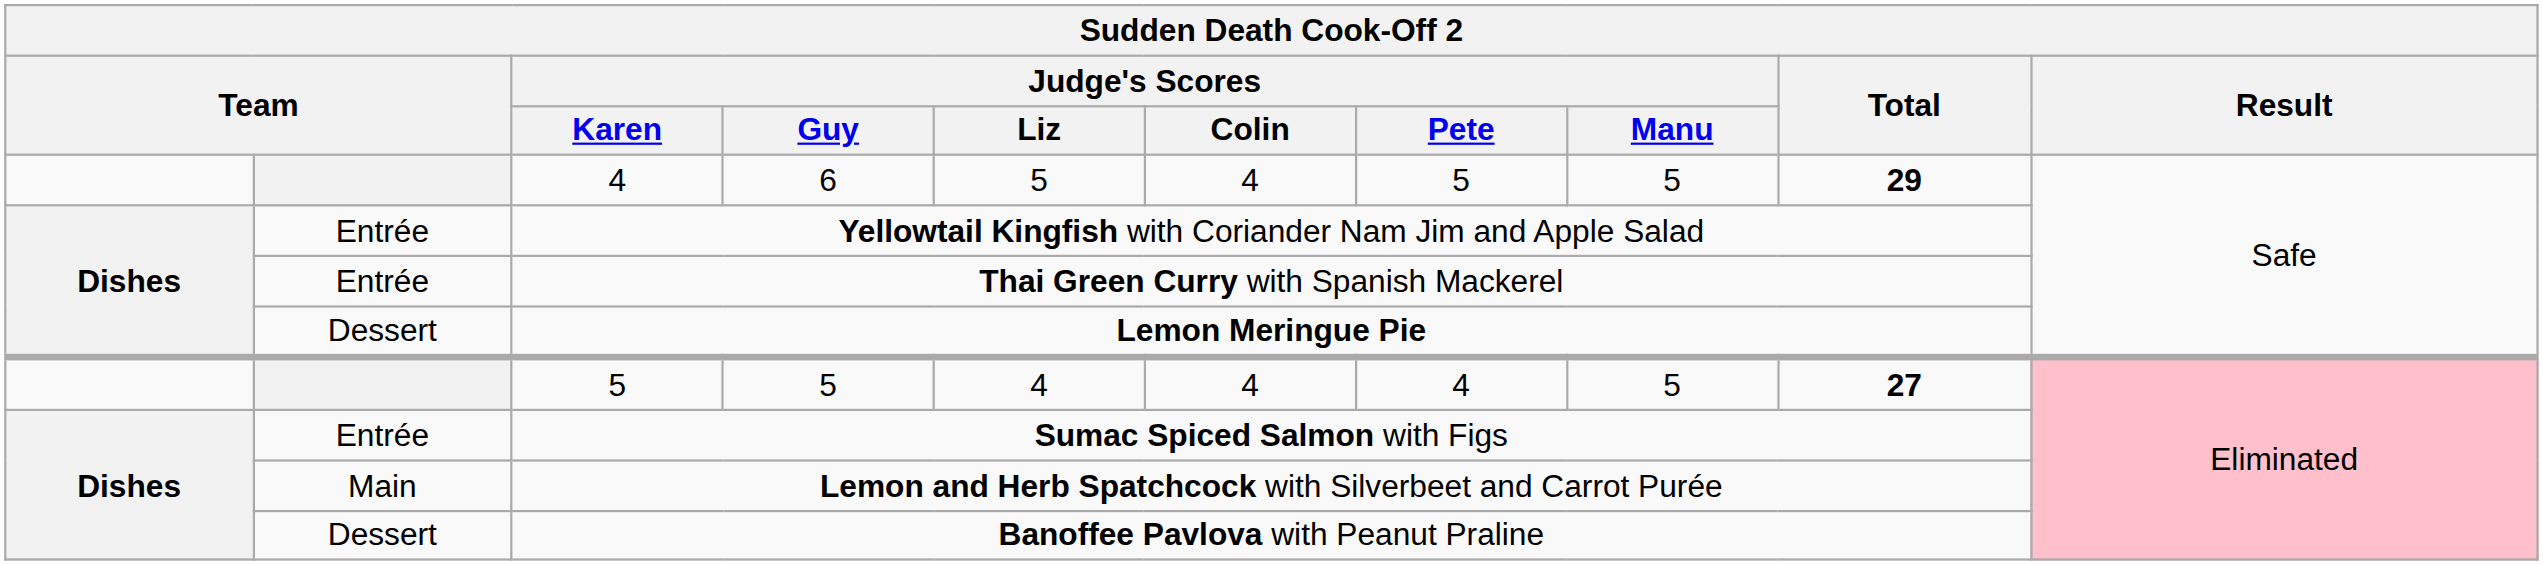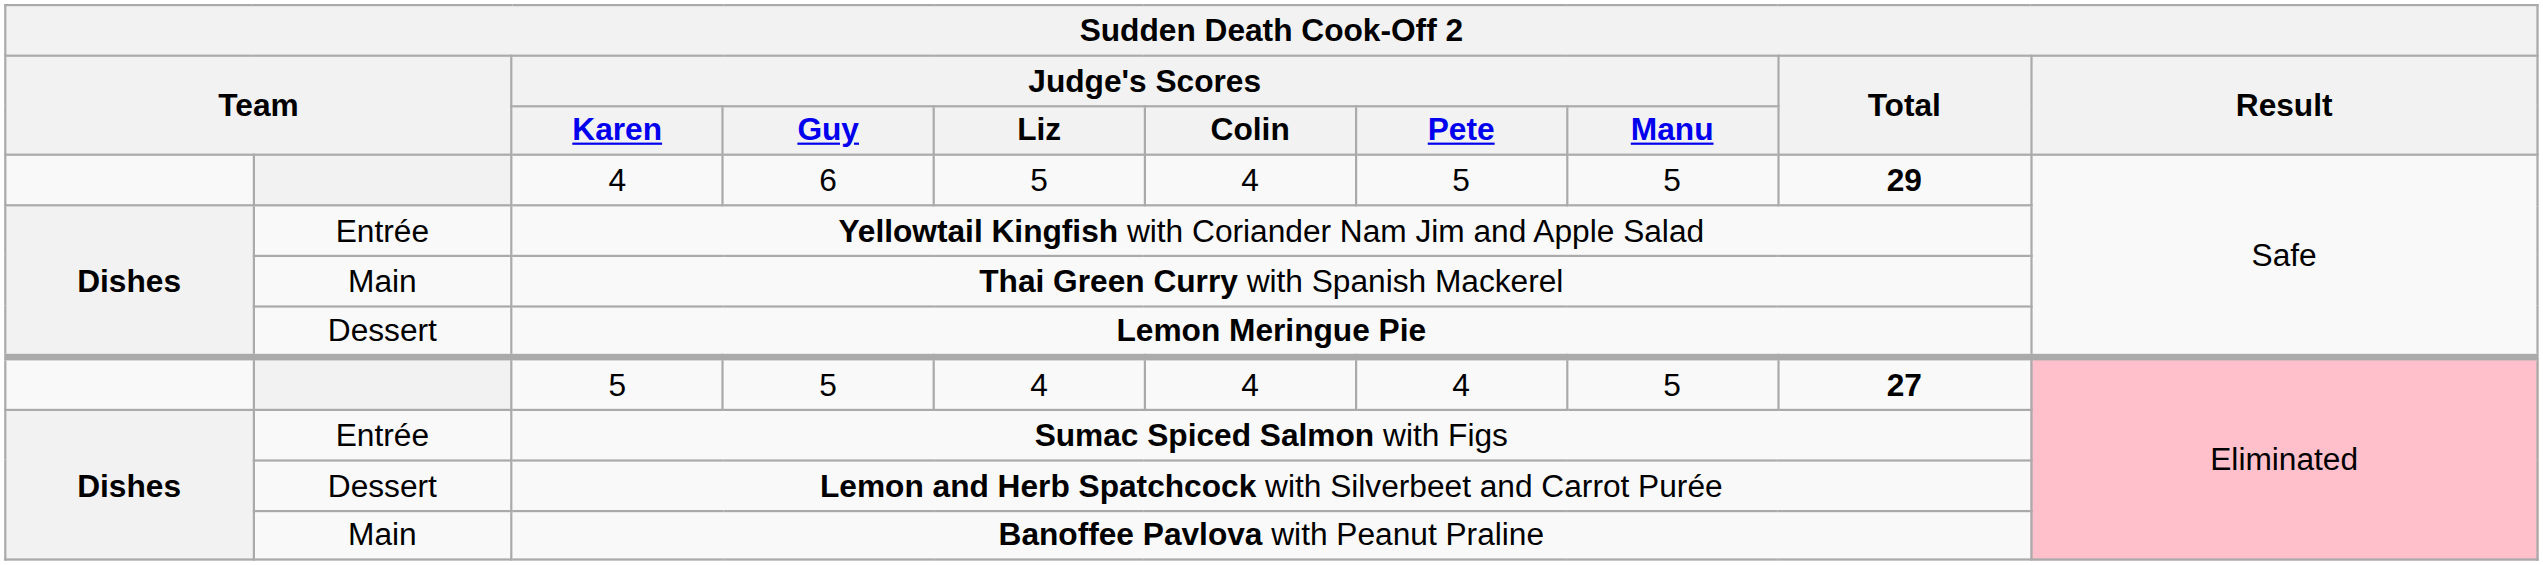(382, 281) Entrée -> (382, 281) Main
(382, 485) Main -> (382, 485) Dessert
(382, 535) Dessert -> (382, 535) Main
